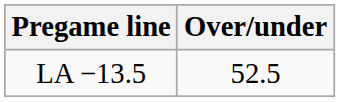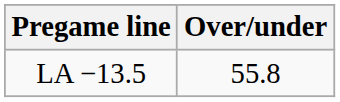(256, 72) 52.5 -> (256, 72) 55.8
